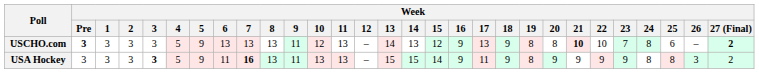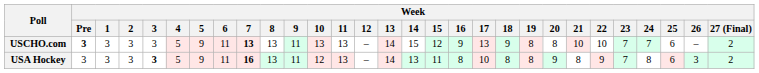(225, 44) 13 -> (225, 44) 11
(249, 44) normal -> (249, 44) bold
(319, 44) 12 -> (319, 44) 13
(413, 44) 13 -> (413, 44) 15
(578, 44) bold -> (578, 44) normal
(649, 44) 8 -> (649, 44) 7
(731, 44) bold -> (731, 44) normal
(319, 60) 13 -> (319, 60) 12
(390, 60) 15 -> (390, 60) 14
(413, 60) 15 -> (413, 60) 13
(437, 60) 14 -> (437, 60) 11
(460, 60) 9 -> (460, 60) 8
(484, 60) 11 -> (484, 60) 10
(508, 60) 9 -> (508, 60) 8
(578, 60) 9 -> (578, 60) 8
(625, 60) 9 -> (625, 60) 7
(672, 60) 8 -> (672, 60) 6
